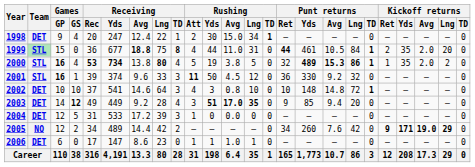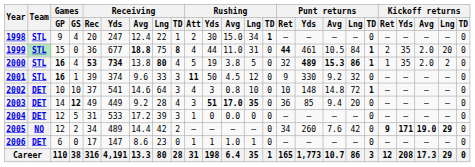(39, 37) DET -> (39, 37) STL
(286, 77) 36 -> (286, 77) 9
(286, 103) 9 -> (286, 103) 36
